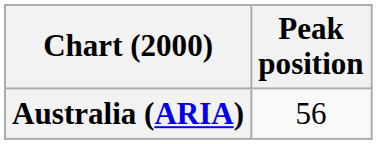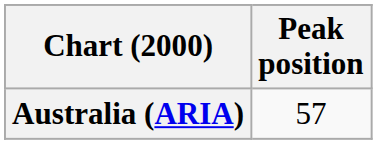(311, 113) 56 -> (311, 113) 57
